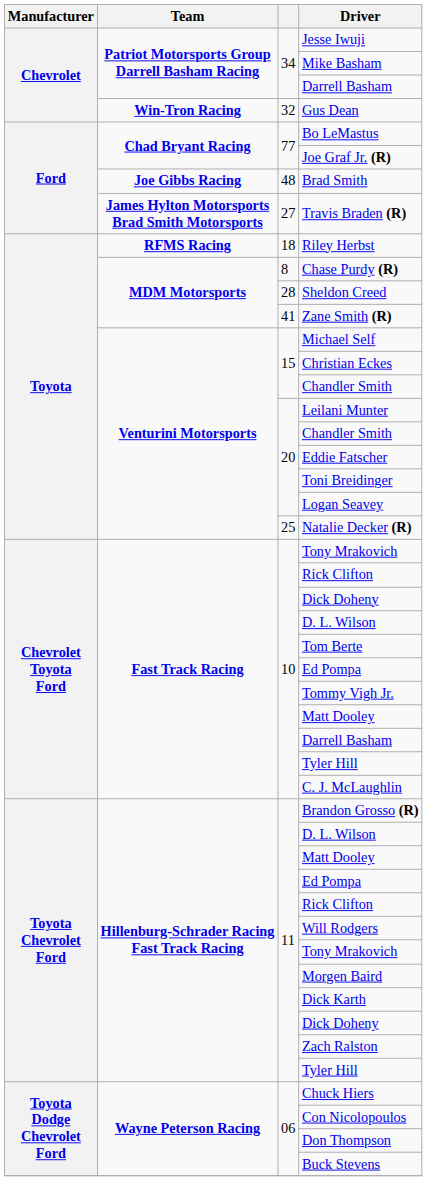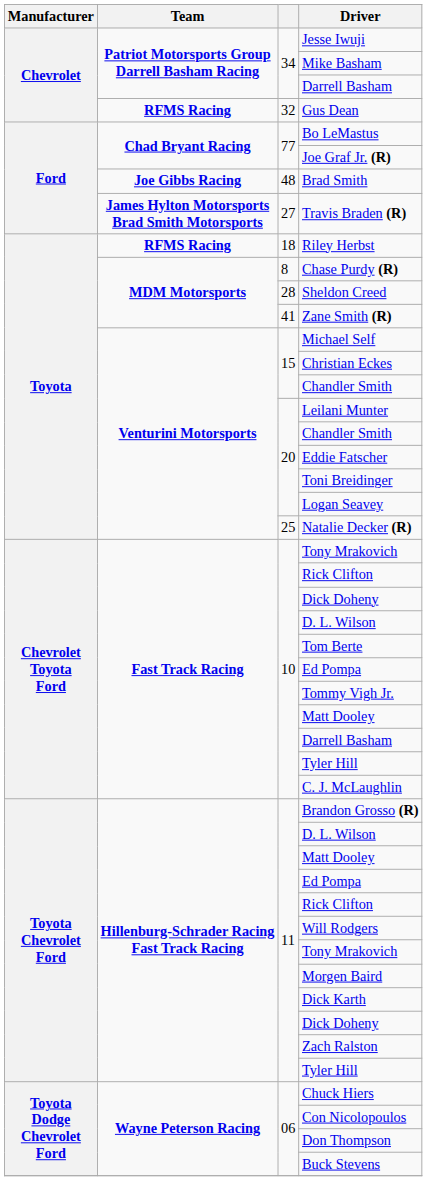(188, 110) Win-Tron Racing -> (188, 110) RFMS Racing
